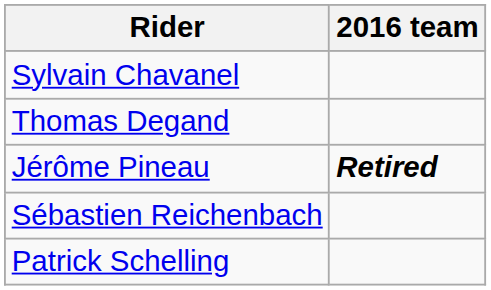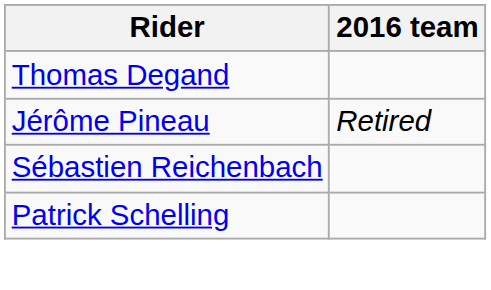- row: (125, 74)
(387, 167) bold -> (384, 121) normal
